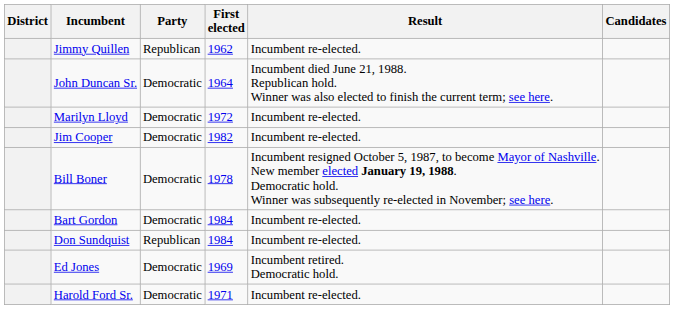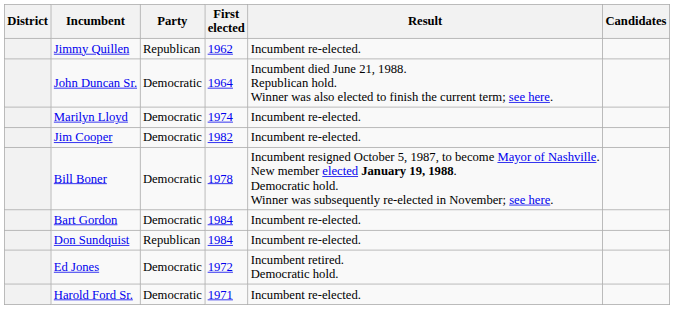(220, 117) 1972 -> (220, 117) 1974
(220, 267) 1969 -> (220, 267) 1972
